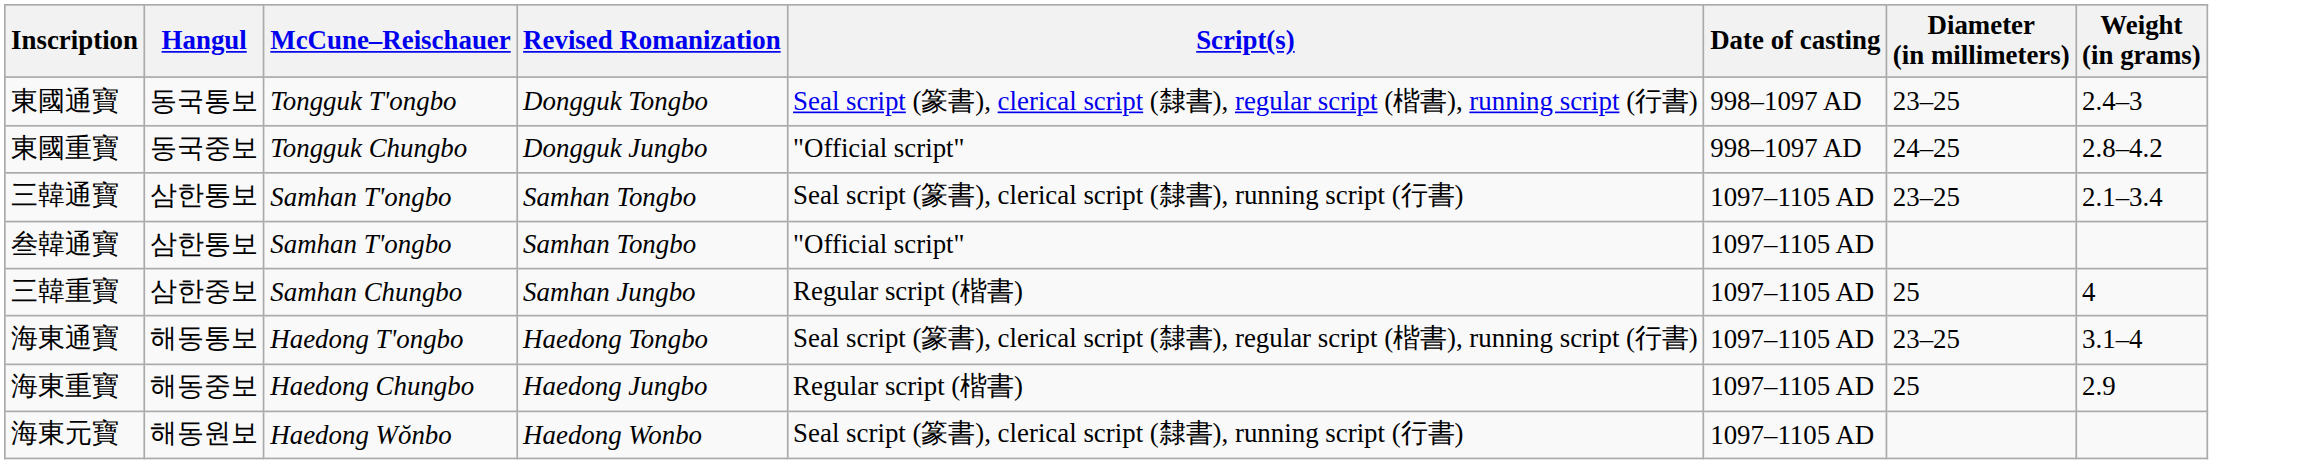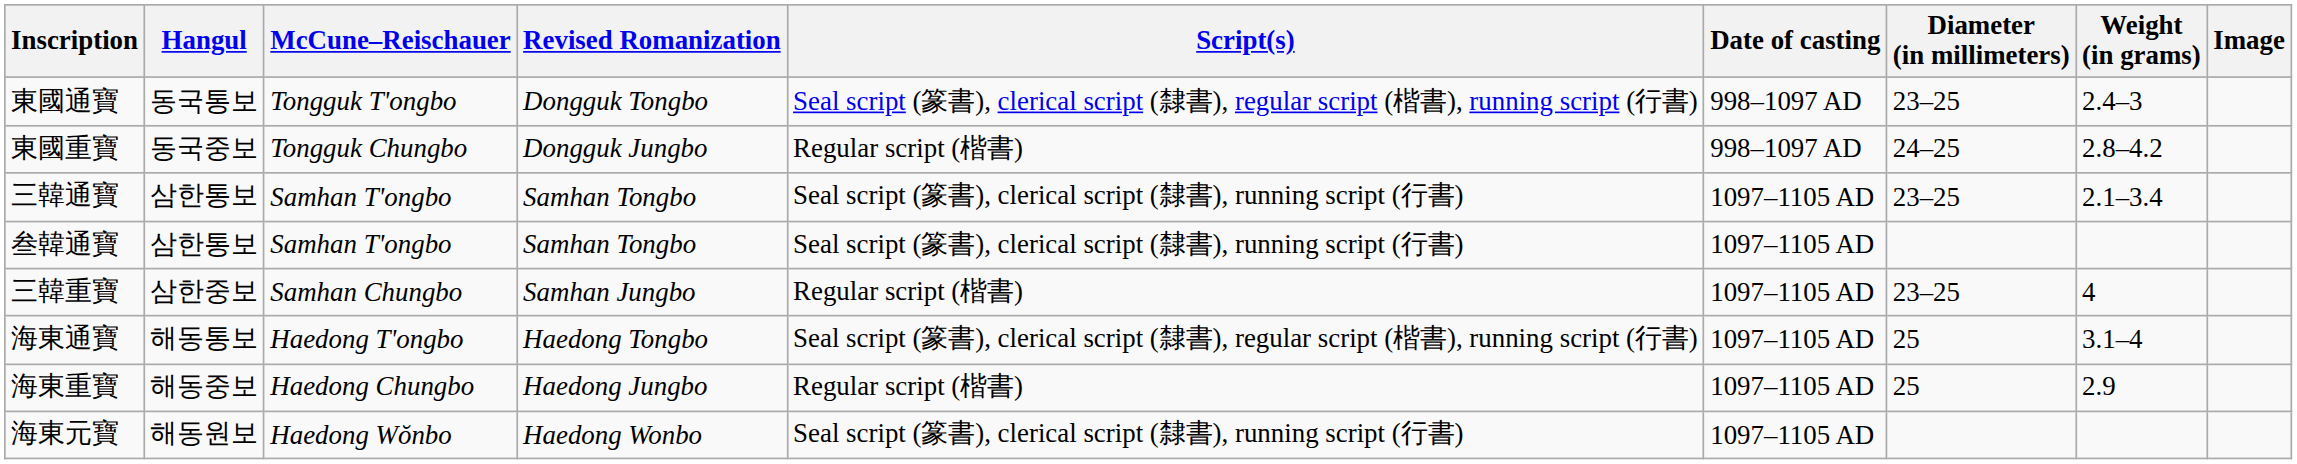+ column: (2249, 40)
(879, 148) "Official script" -> (908, 148) Regular script (楷書)
(879, 244) "Official script" -> (1128, 243) Seal script (篆書), clerical script (隸書), running script (行書)
(1906, 291) 25 -> (1926, 291) 23–25
(1926, 339) 23–25 -> (1906, 339) 25
